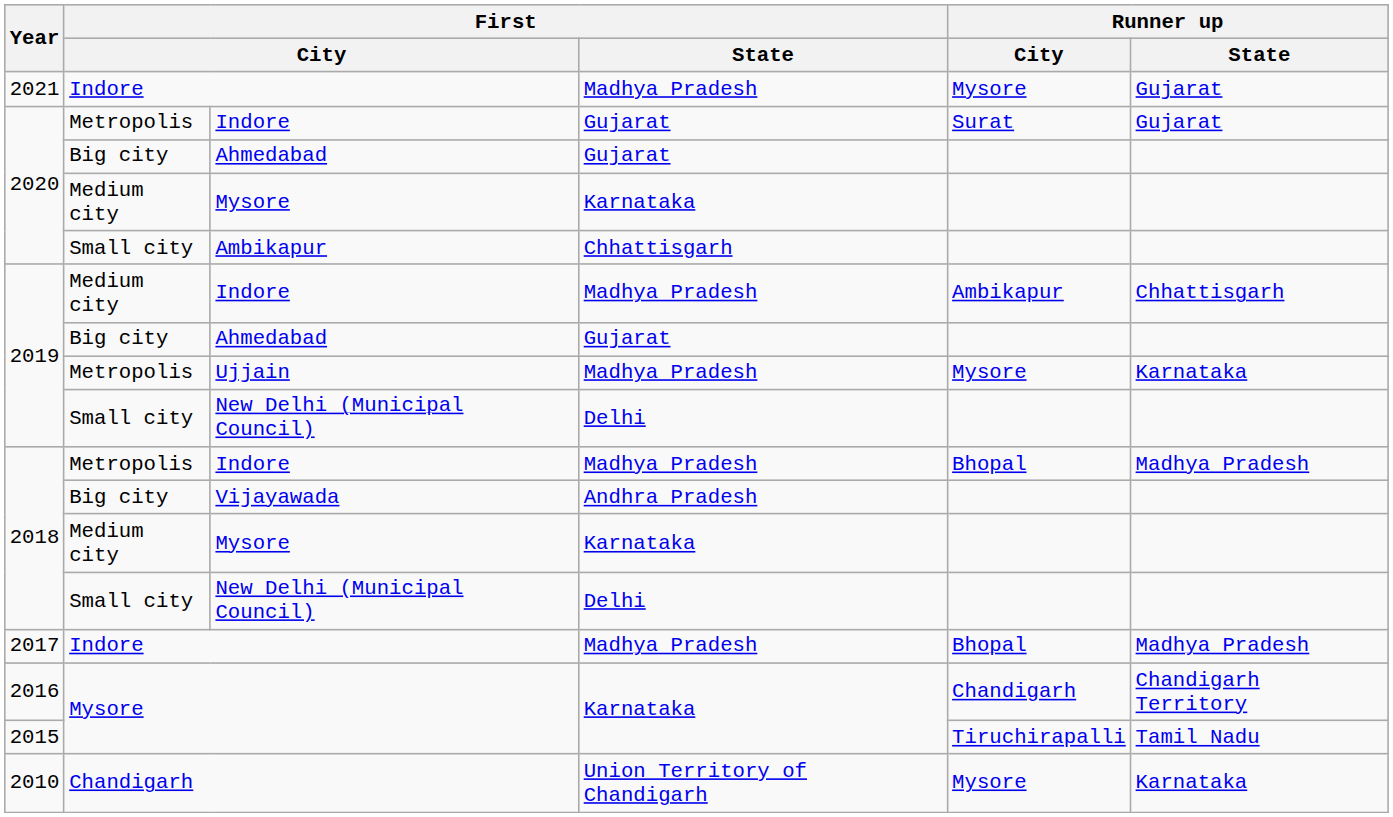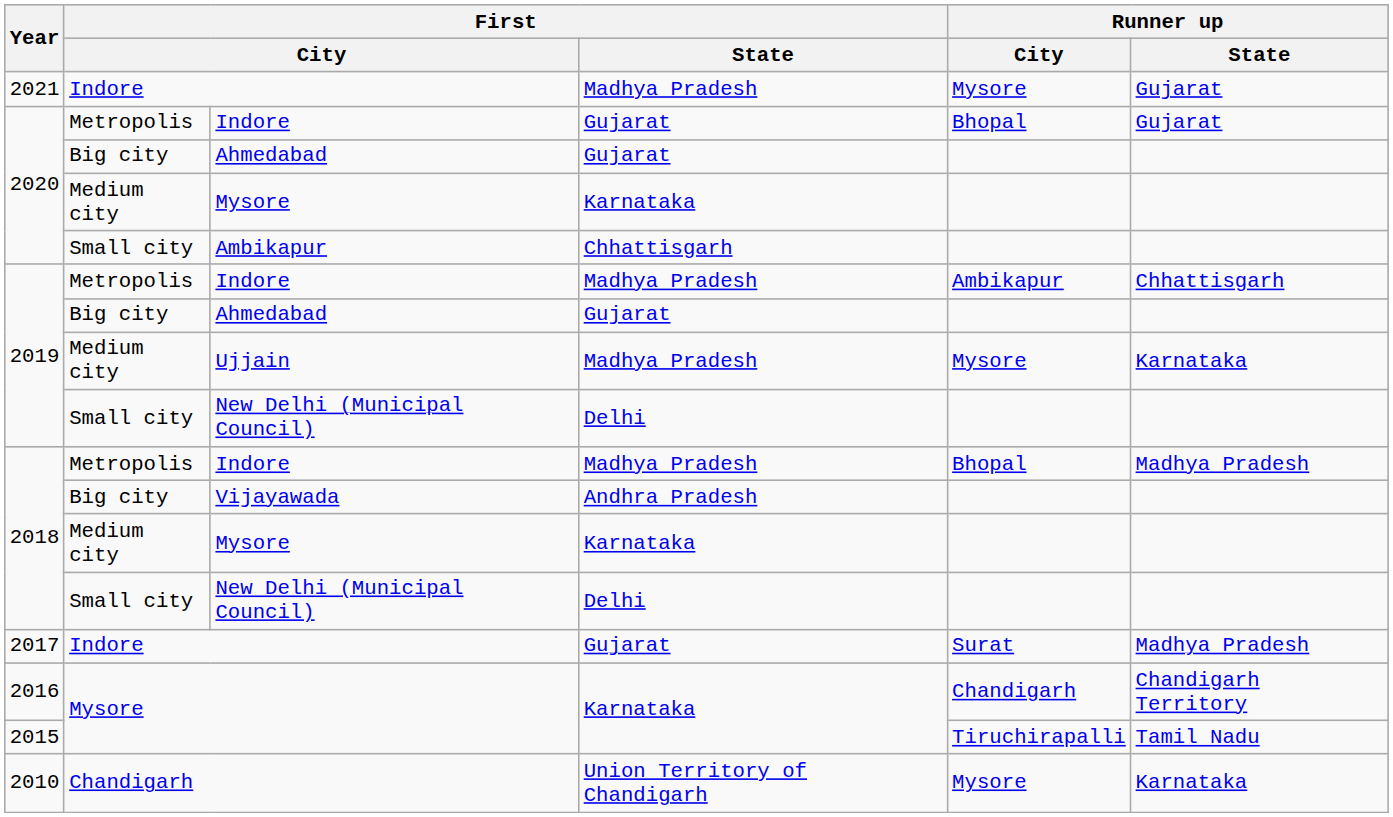(983, 123) Surat -> (989, 123) Bhopal
(106, 293) Medium city -> (131, 281) Metropolis
(131, 373) Metropolis -> (106, 361) Medium city
(671, 646) Madhya Pradesh -> (627, 646) Gujarat
(989, 646) Bhopal -> (983, 646) Surat
